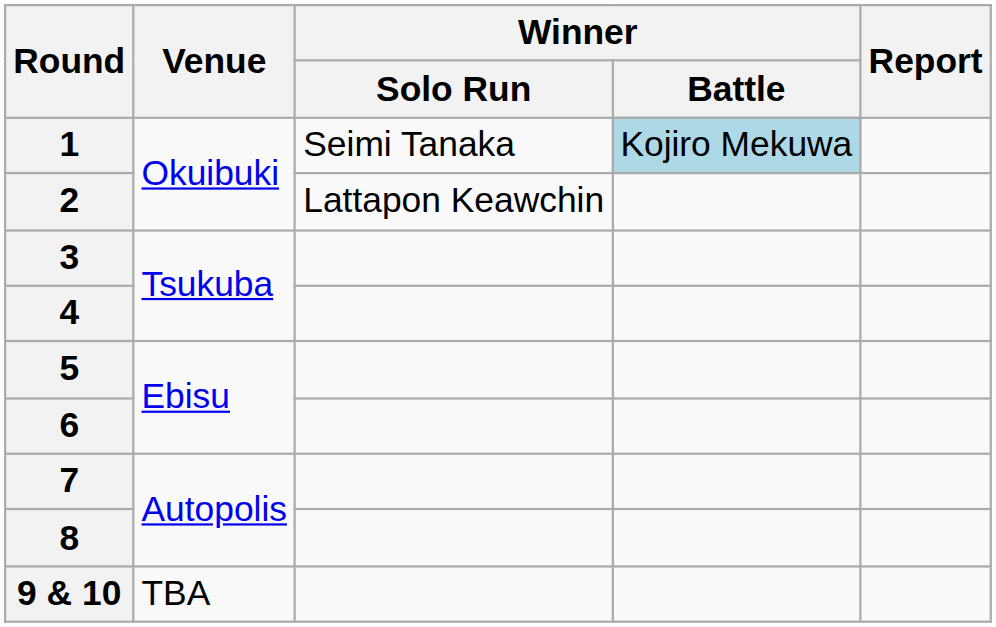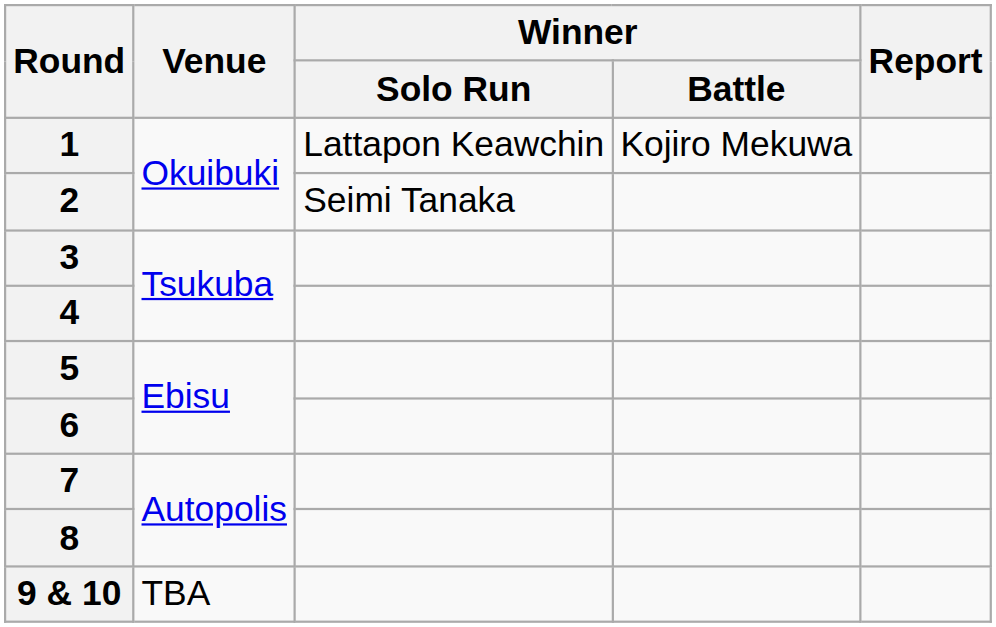(409, 144) Seimi Tanaka -> (454, 144) Lattapon Keawchin
(736, 144) lightblue background -> (736, 144) no background
(454, 200) Lattapon Keawchin -> (409, 200) Seimi Tanaka
